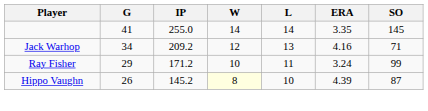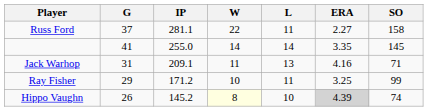+ row: (52, 30)
(127, 47) 34 -> (127, 64) 31
(181, 47) 209.2 -> (181, 64) 209.1
(235, 47) 12 -> (235, 64) 11
(342, 64) 3.24 -> (342, 81) 3.25
(342, 81) no background -> (342, 98) lightgrey background
(396, 81) 87 -> (396, 98) 74
